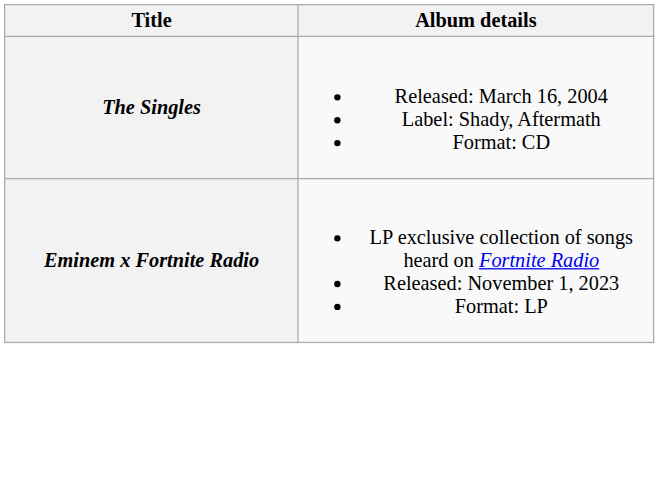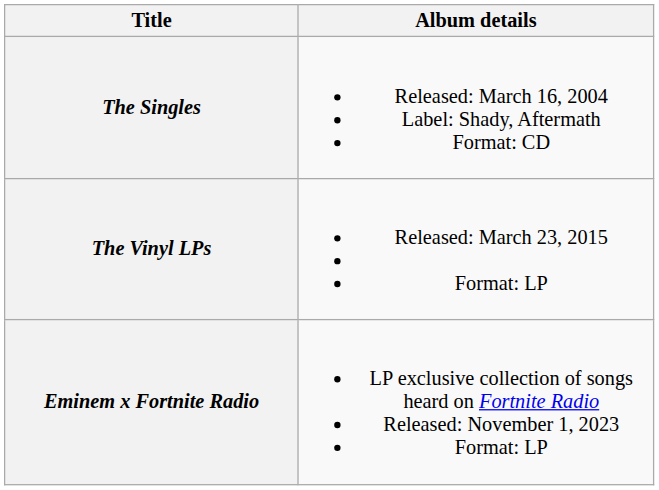+ row: (152, 248)
